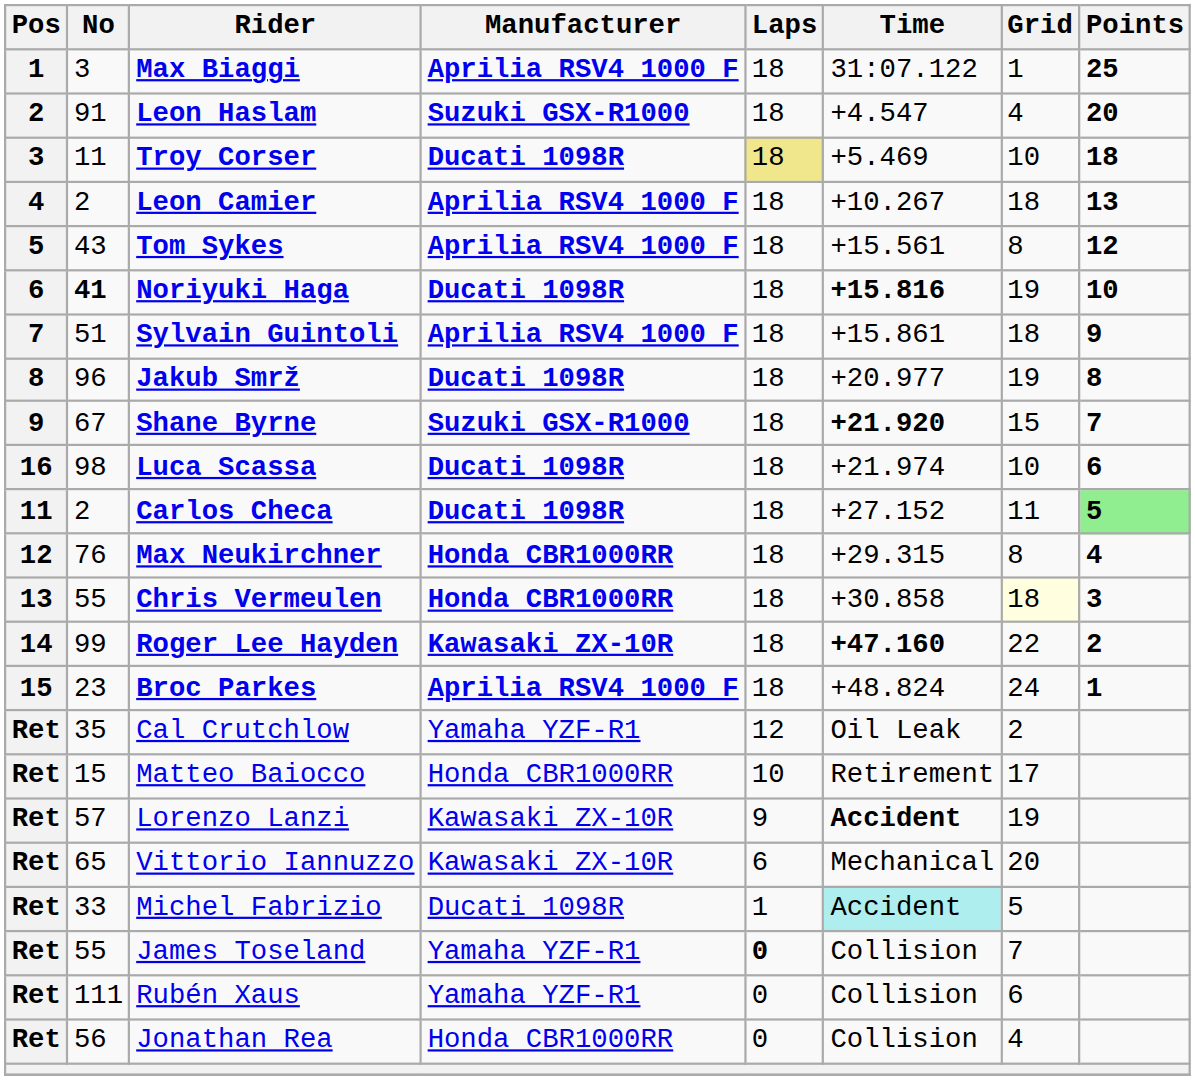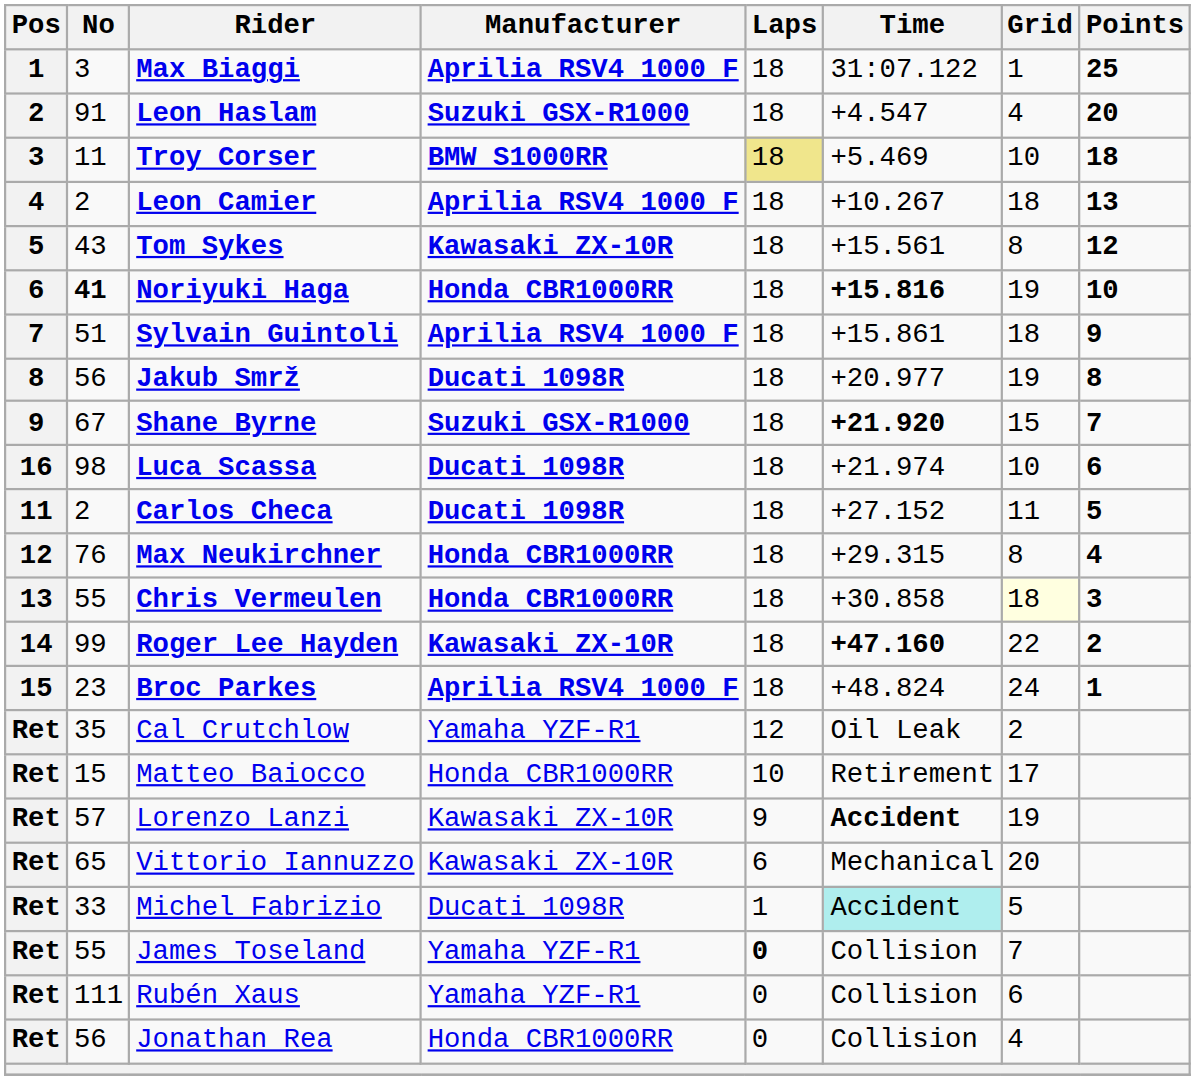(526, 160) Ducati 1098R -> (518, 160) BMW S1000RR
(583, 248) Aprilia RSV4 1000 F -> (550, 248) Kawasaki ZX-10R
(526, 292) Ducati 1098R -> (550, 292) Honda CBR1000RR
(90, 380) 96 -> (90, 380) 56
(1094, 512) lightgreen background -> (1094, 512) no background
